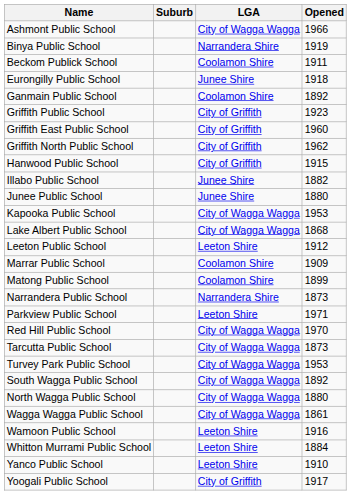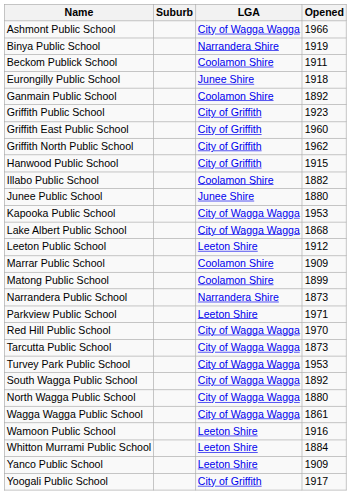(226, 180) Junee Shire -> (236, 180) Coolamon Shire
(316, 465) 1910 -> (316, 465) 1909
